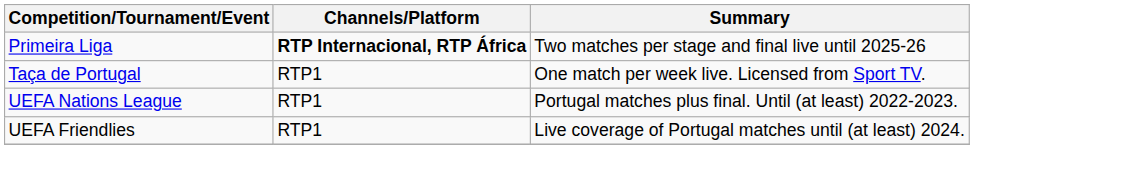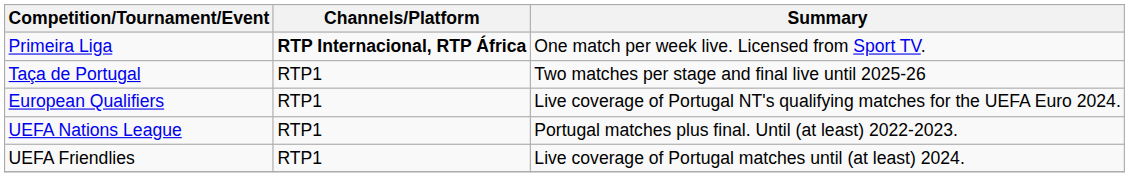(730, 46) Two matches per stage and final live until 2025-26 -> (730, 46) One match per week live. Licensed from Sport TV.
(730, 74) One match per week live. Licensed from Sport TV. -> (730, 74) Two matches per stage and final live until 2025-26
+ row: (86, 102)
